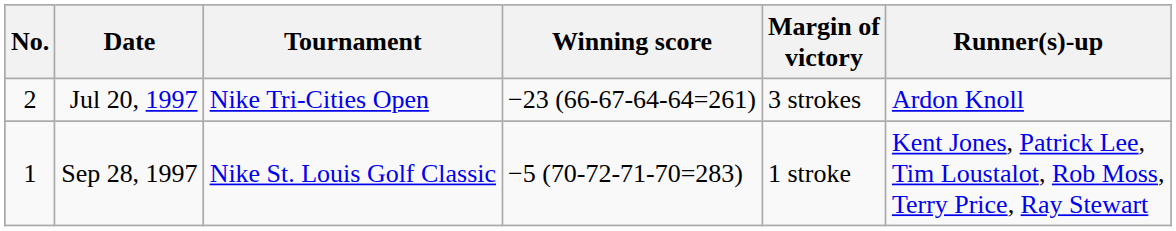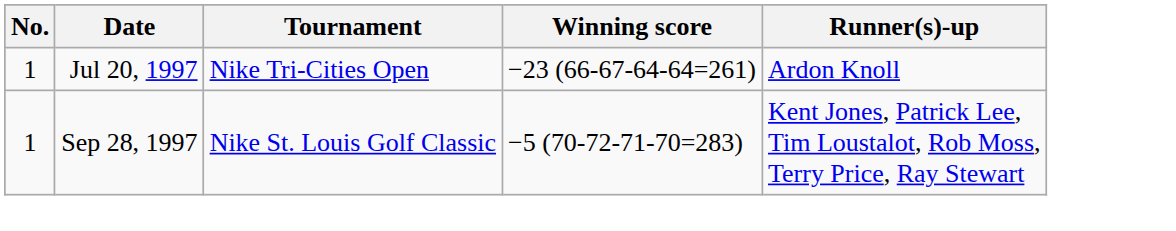- column: (824, 41)
(30, 99) 2 -> (30, 68) 1
